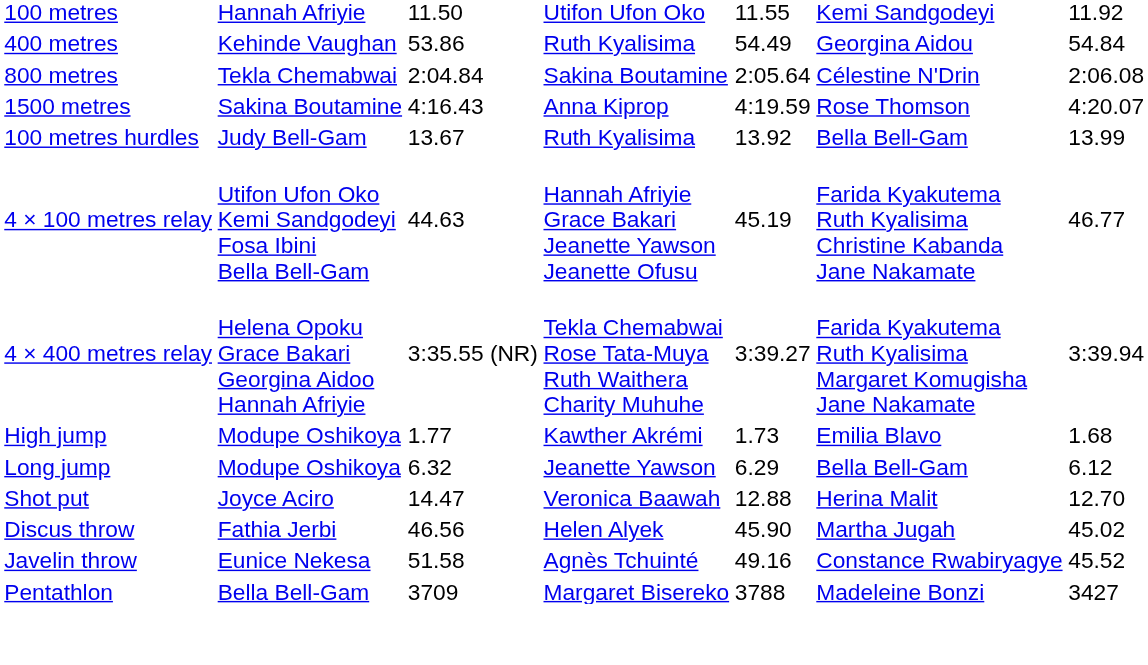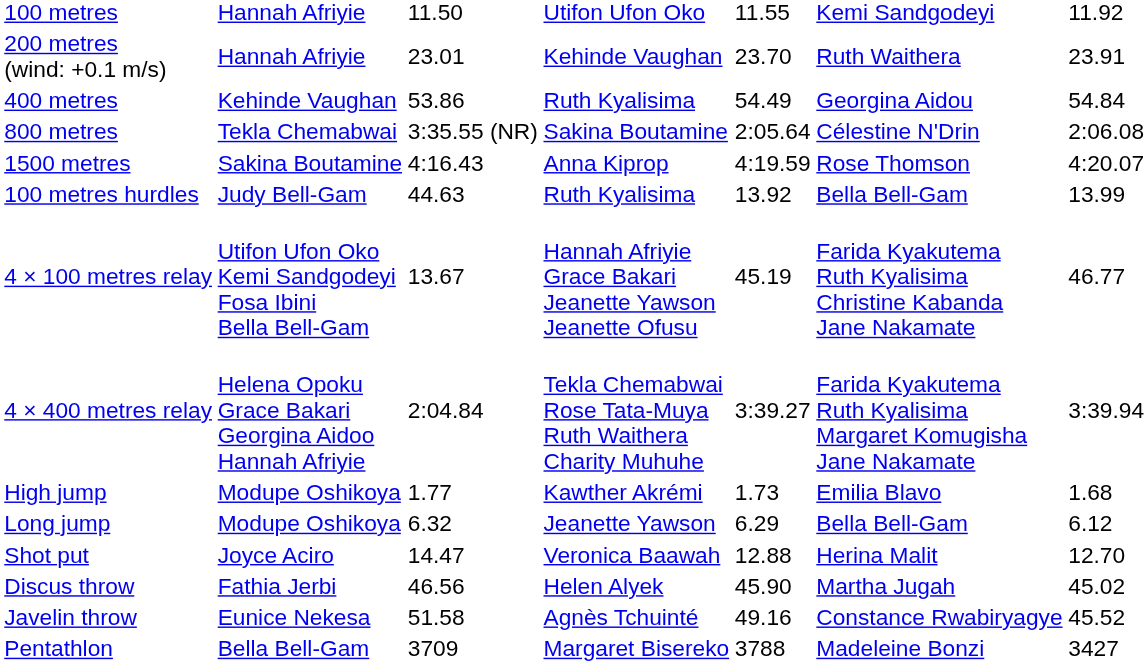+ row: (85, 56)
(446, 75) 2:04.84 -> (473, 132) 3:35.55 (NR)
(436, 137) 13.67 -> (436, 194) 44.63
(436, 220) 44.63 -> (436, 276) 13.67
(473, 353) 3:35.55 (NR) -> (446, 410) 2:04.84
